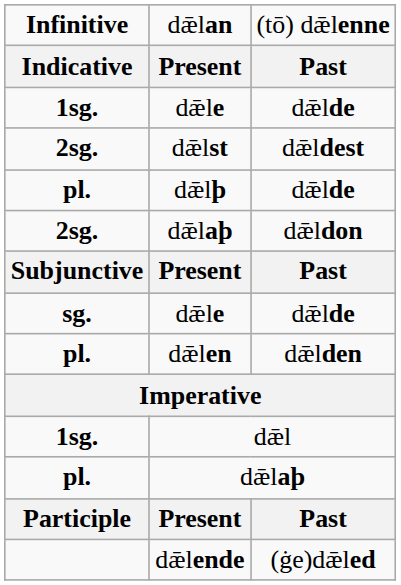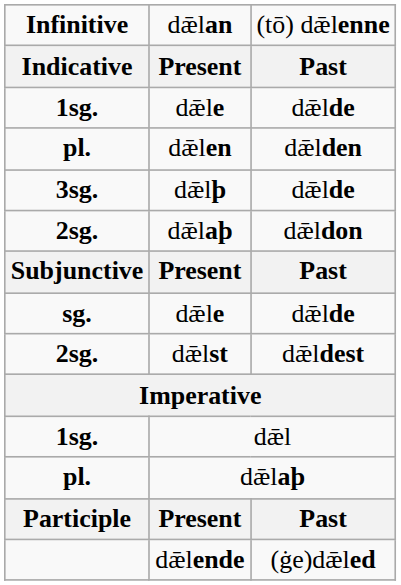rows swapped: (200, 148) <-> (200, 353)
(77, 189) pl. -> (77, 189) 3sg.
